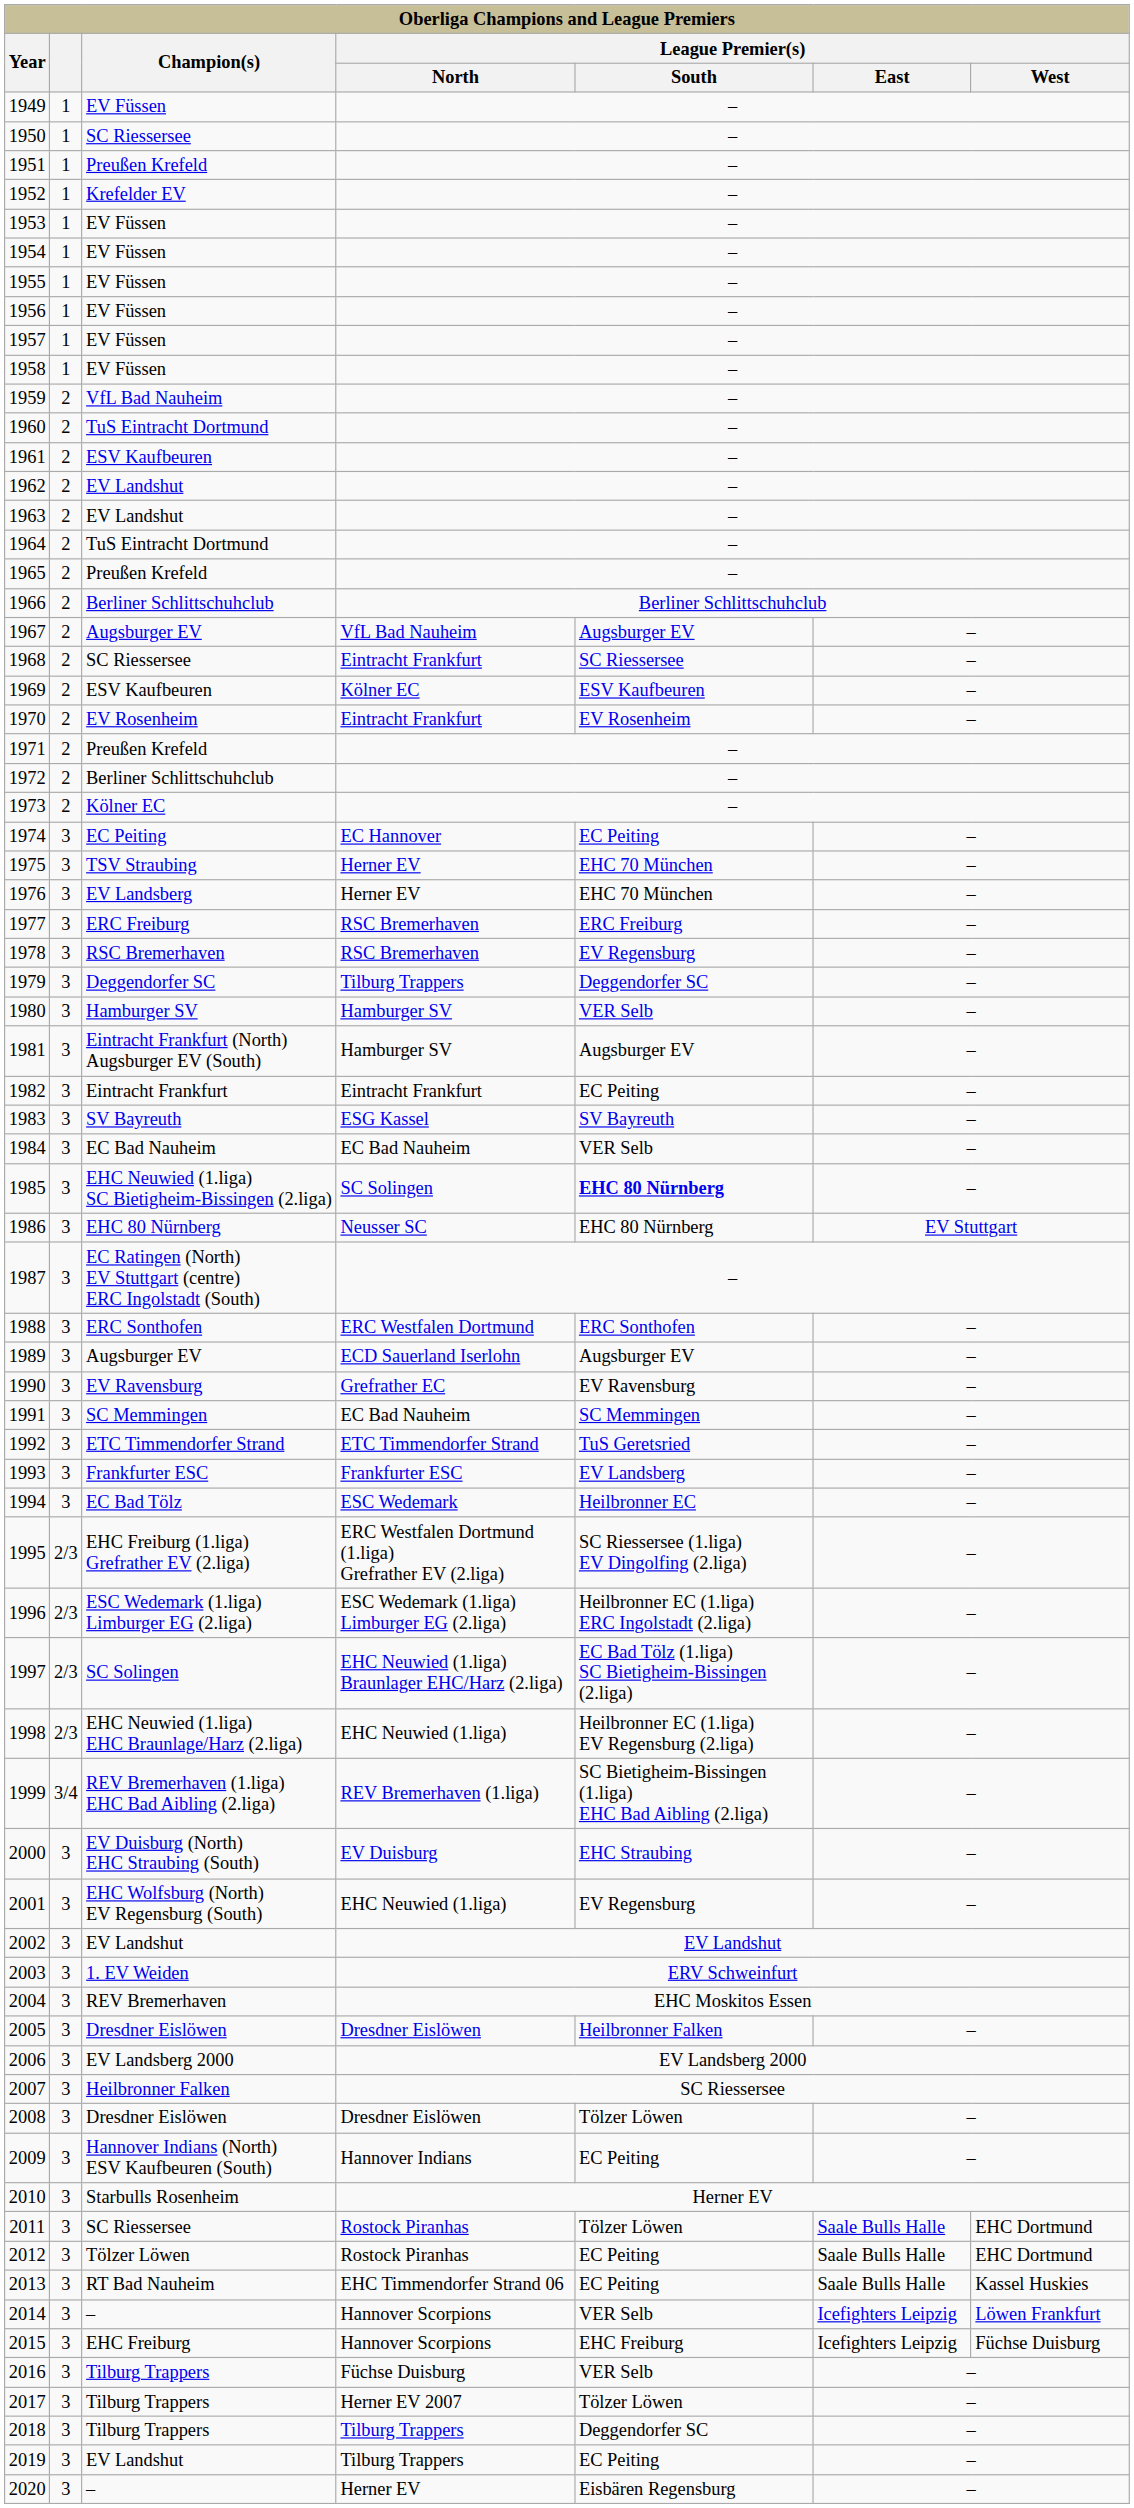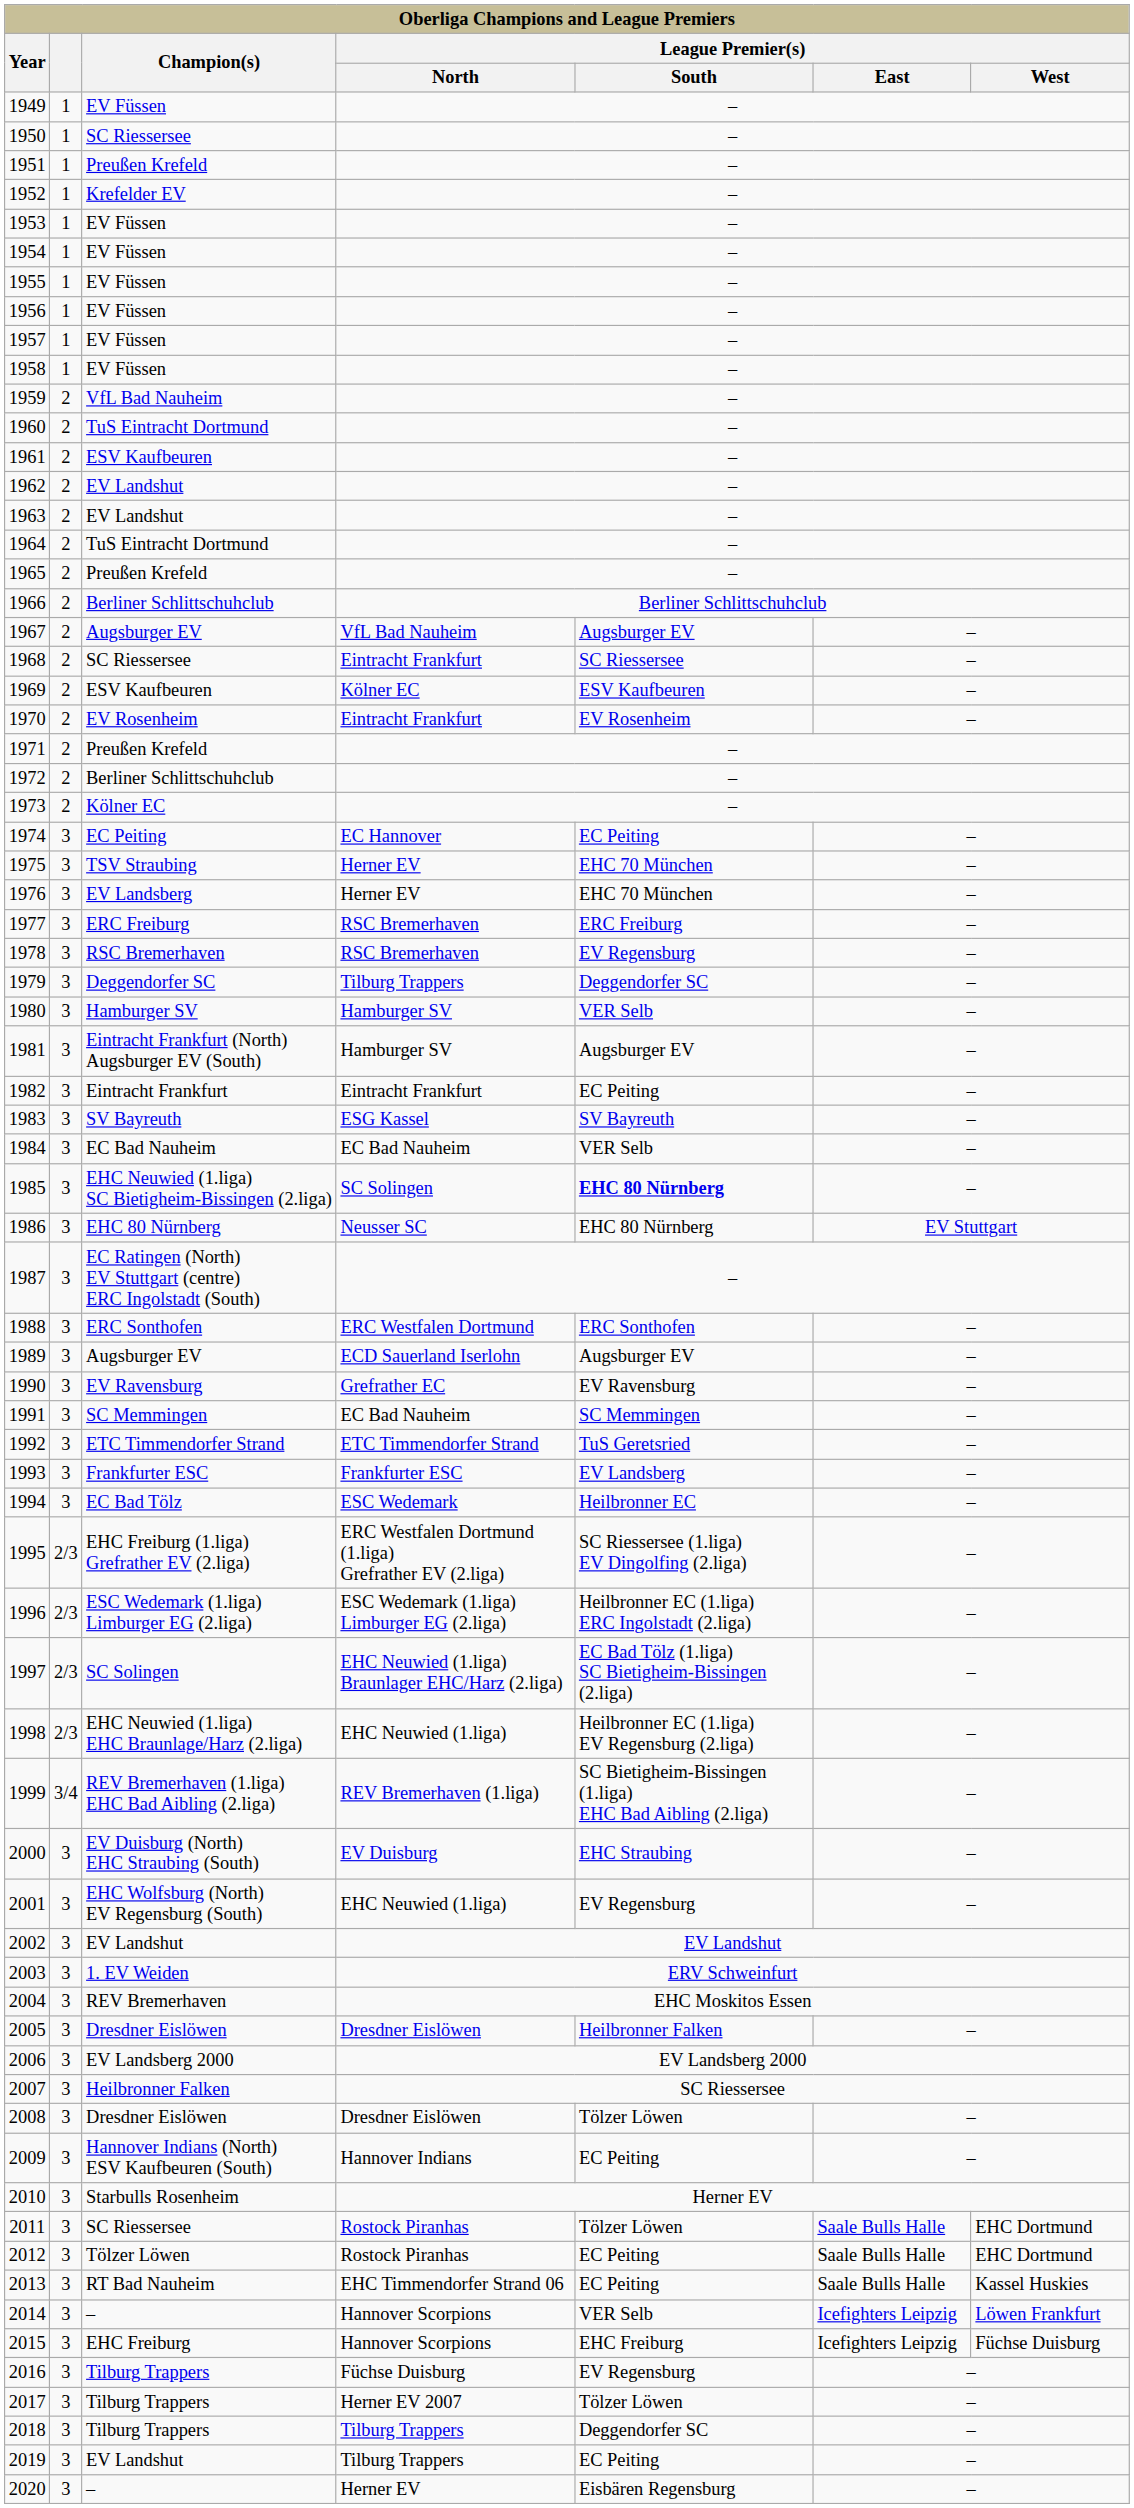(616, 2372) VER Selb -> (637, 2372) EV Regensburg
